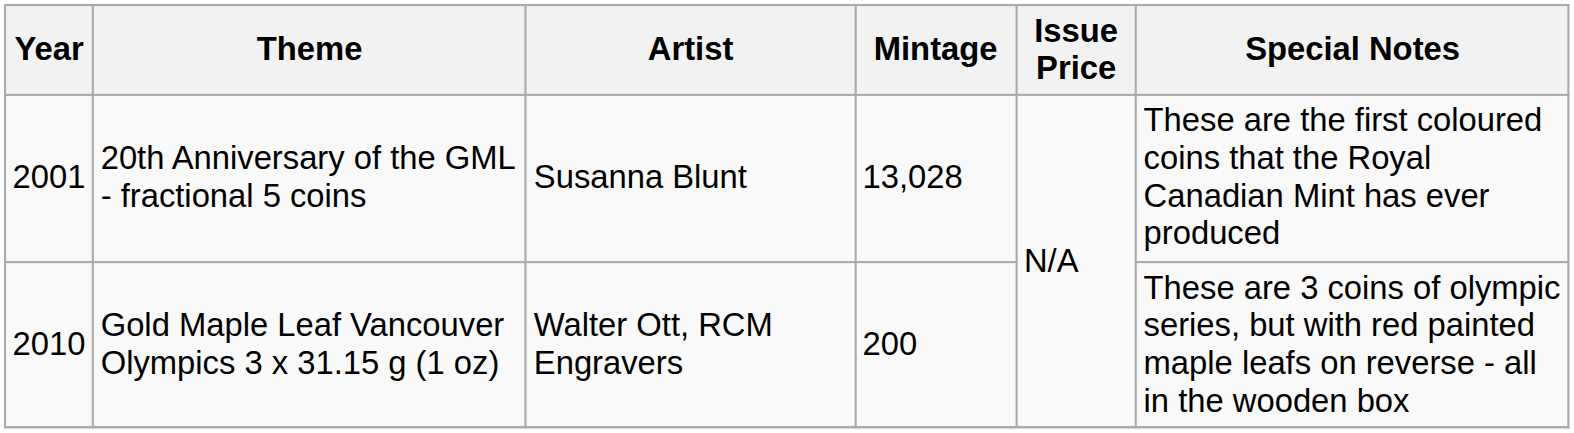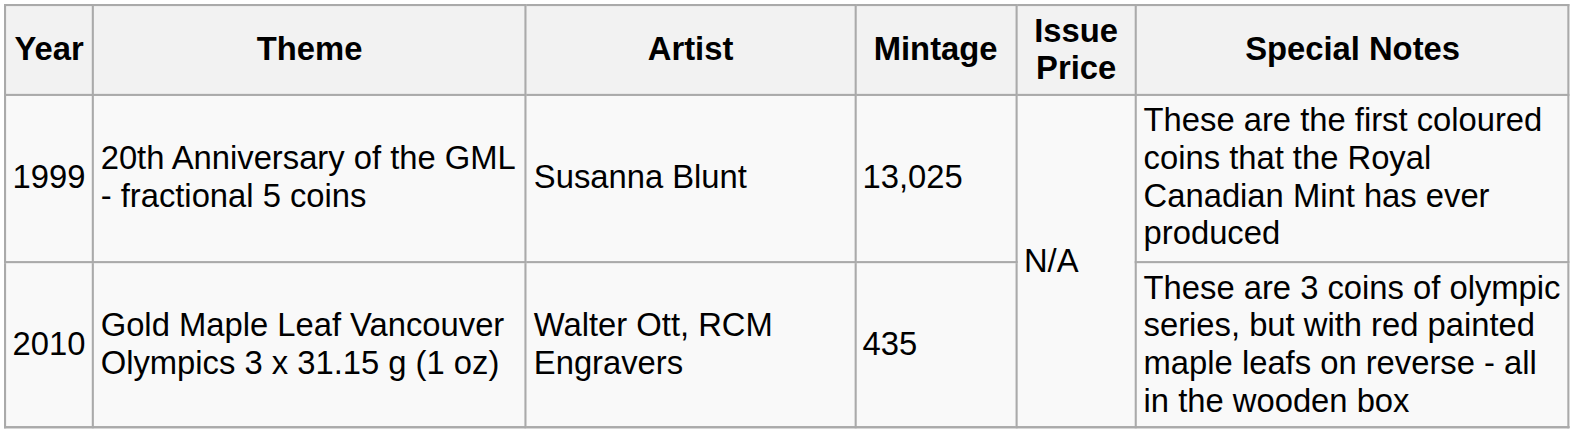(49, 177) 2001 -> (49, 177) 1999
(913, 177) 13,028 -> (913, 177) 13,025
(890, 343) 200 -> (890, 343) 435
